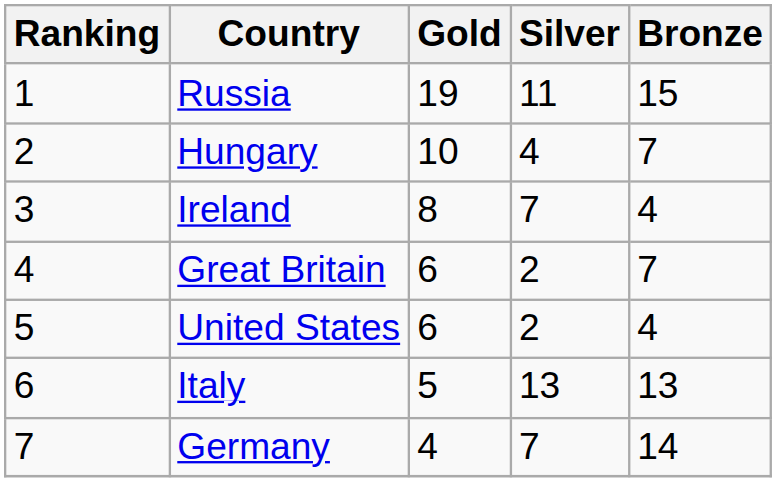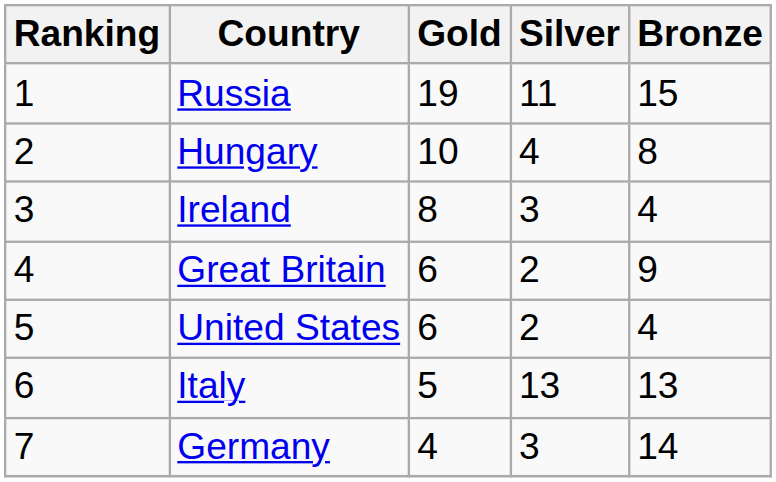(647, 151) 7 -> (647, 151) 8
(529, 210) 7 -> (529, 210) 3
(647, 269) 7 -> (647, 269) 9
(529, 446) 7 -> (529, 446) 3
